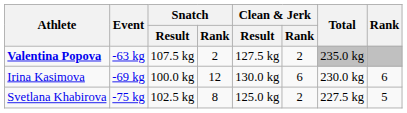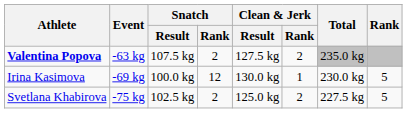(300, 77) 6 -> (300, 77) 1
(384, 77) 6 -> (384, 77) 5
(215, 97) 8 -> (215, 97) 2
